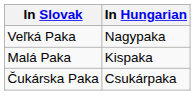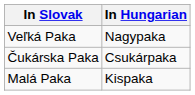rows swapped: (53, 79) <-> (39, 57)
